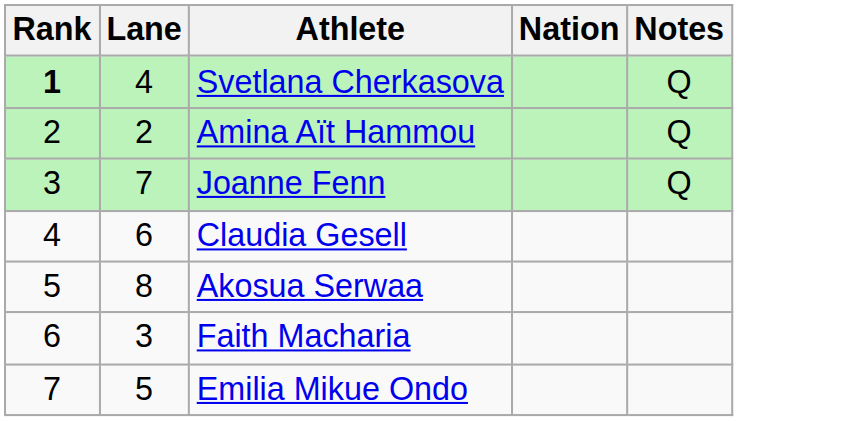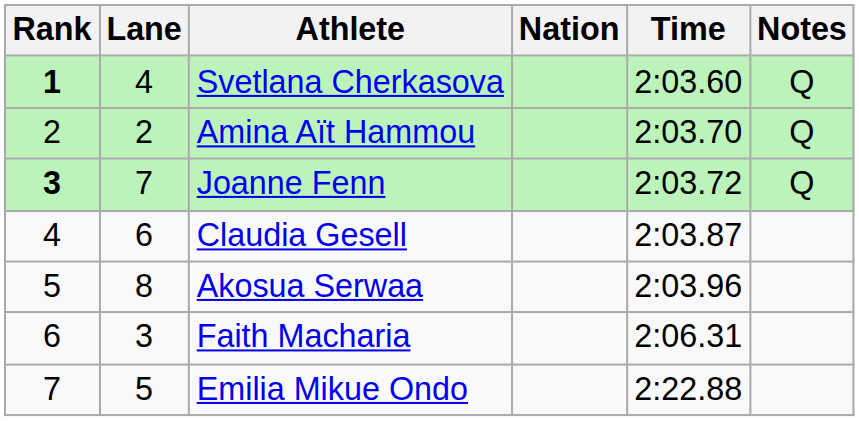+ column: (688, 30)
(52, 183) normal -> (52, 183) bold
